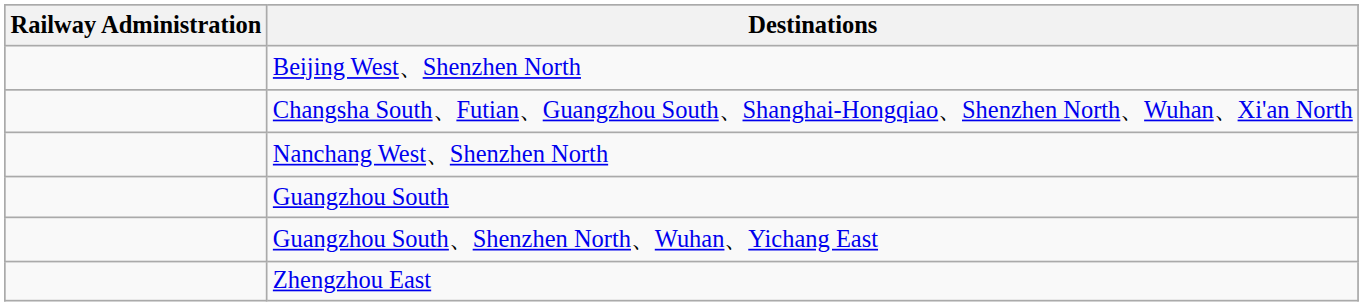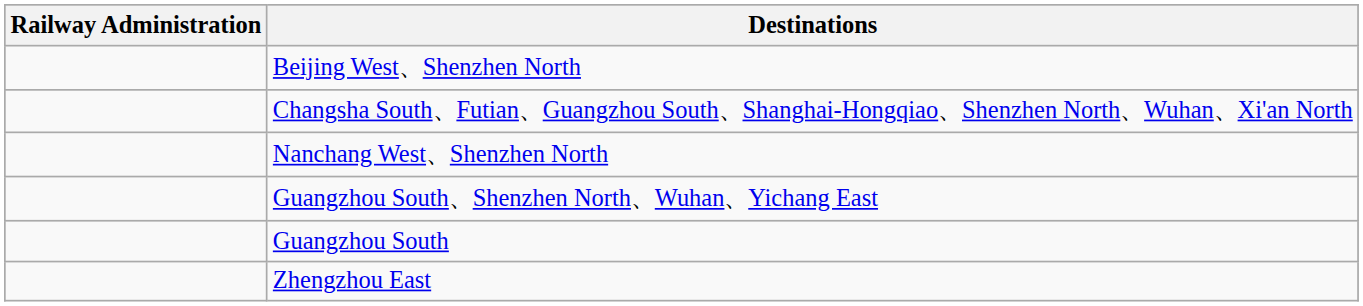rows swapped: (361, 196) <-> (575, 238)
